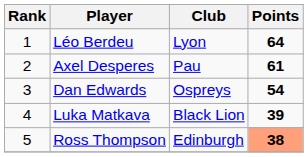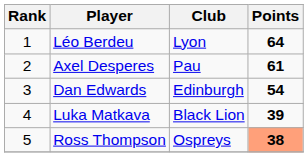(202, 90) Ospreys -> (208, 90) Edinburgh
(208, 139) Edinburgh -> (202, 139) Ospreys
